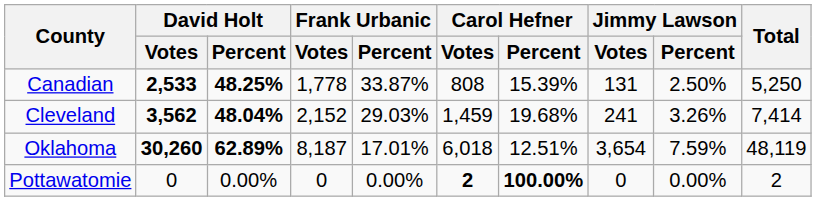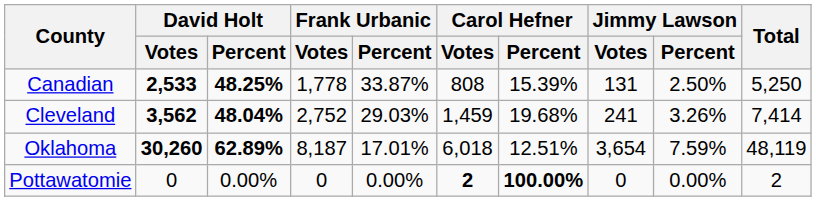(322, 116) 2,152 -> (322, 116) 2,752
